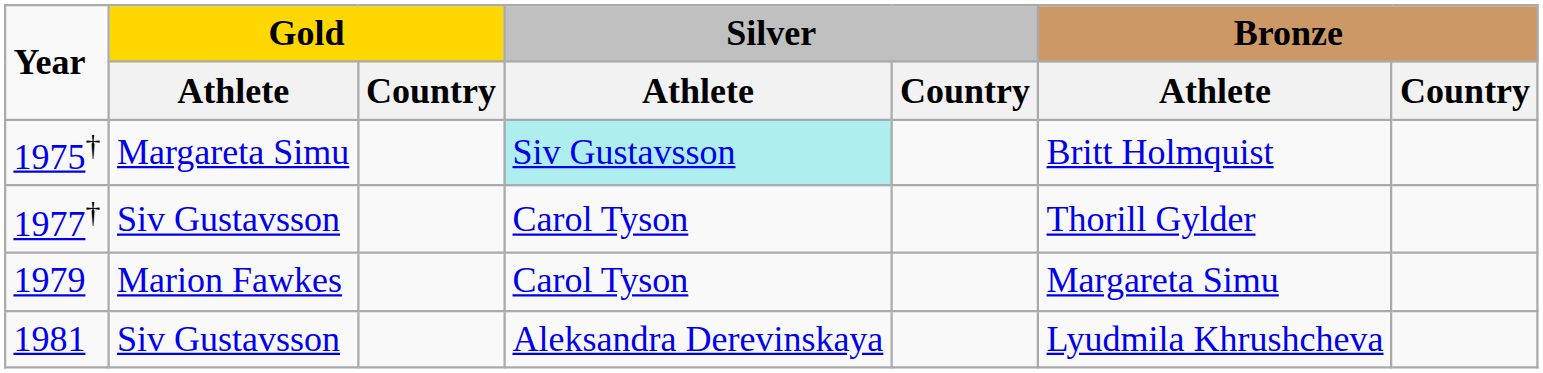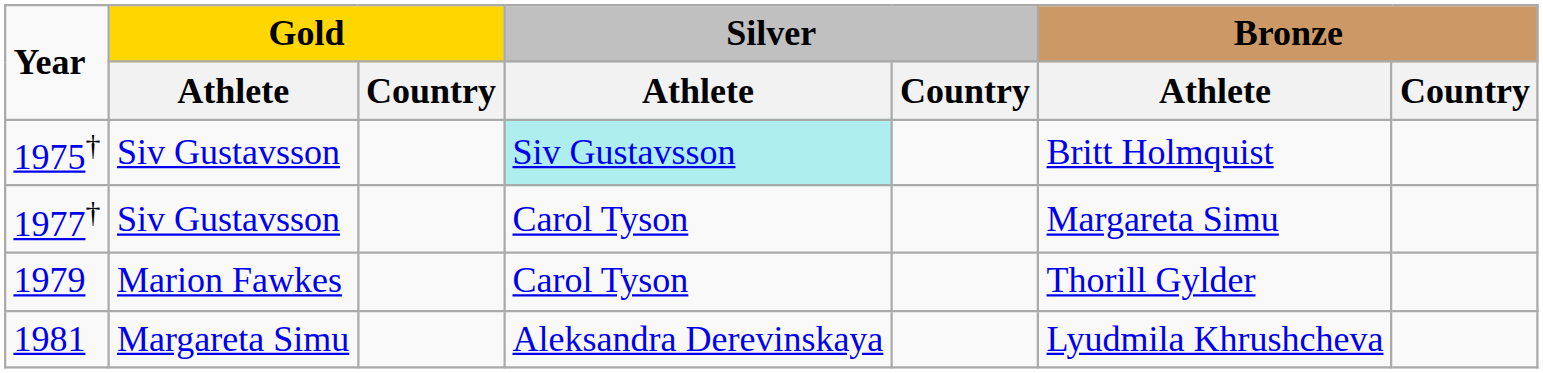(233, 152) Margareta Simu -> (229, 152) Siv Gustavsson
(1151, 218) Thorill Gylder -> (1163, 218) Margareta Simu
(1163, 280) Margareta Simu -> (1151, 280) Thorill Gylder
(229, 337) Siv Gustavsson -> (233, 337) Margareta Simu
